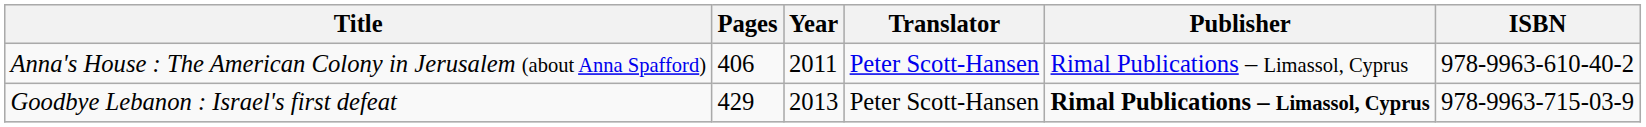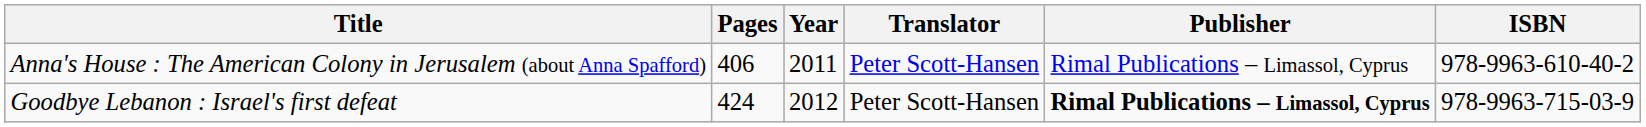(736, 102) 429 -> (736, 102) 424
(814, 102) 2013 -> (814, 102) 2012
